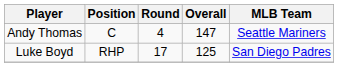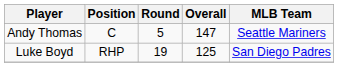(160, 33) 4 -> (160, 33) 5
(160, 52) 17 -> (160, 52) 19
